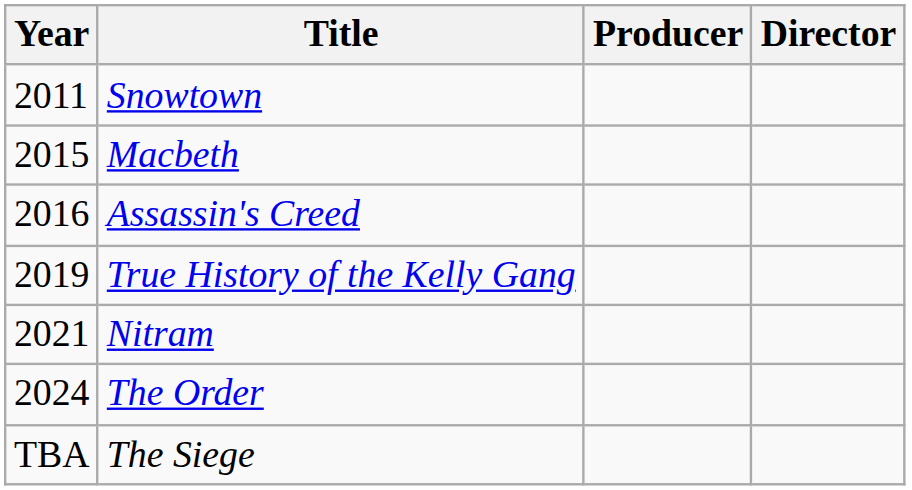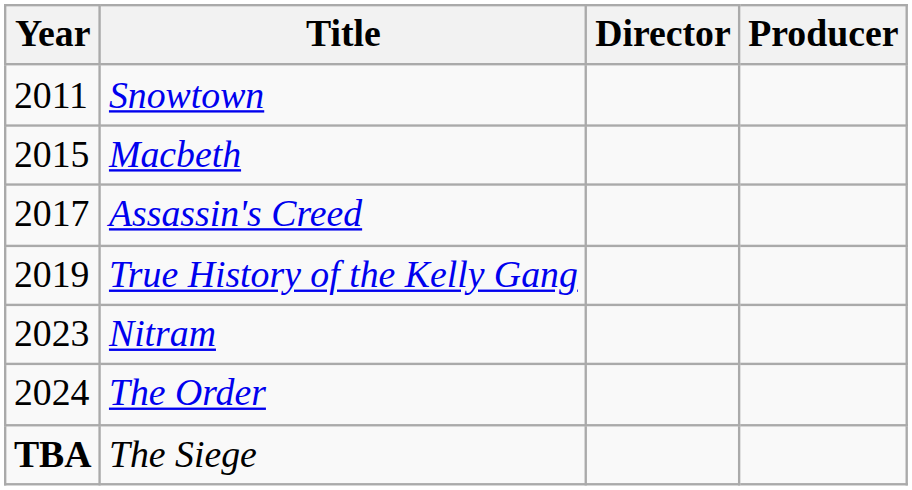columns swapped: (829, 34) <-> (668, 34)
(52, 214) 2016 -> (52, 214) 2017
(52, 333) 2021 -> (52, 333) 2023
(52, 453) normal -> (53, 453) bold
